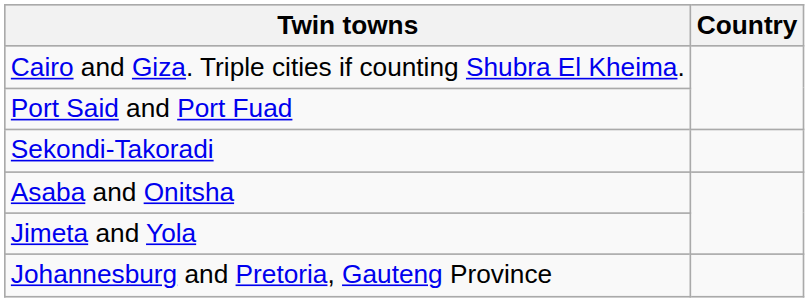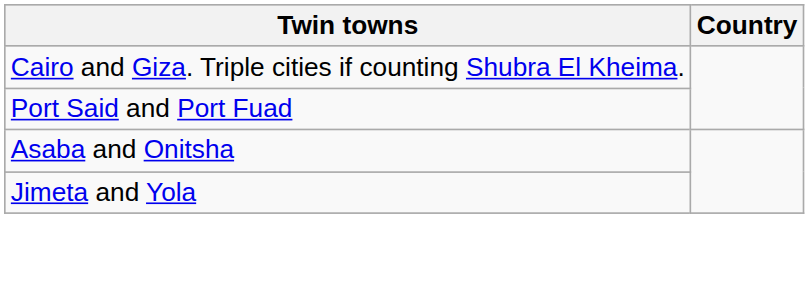- row: (112, 150)
- row: (281, 274)
